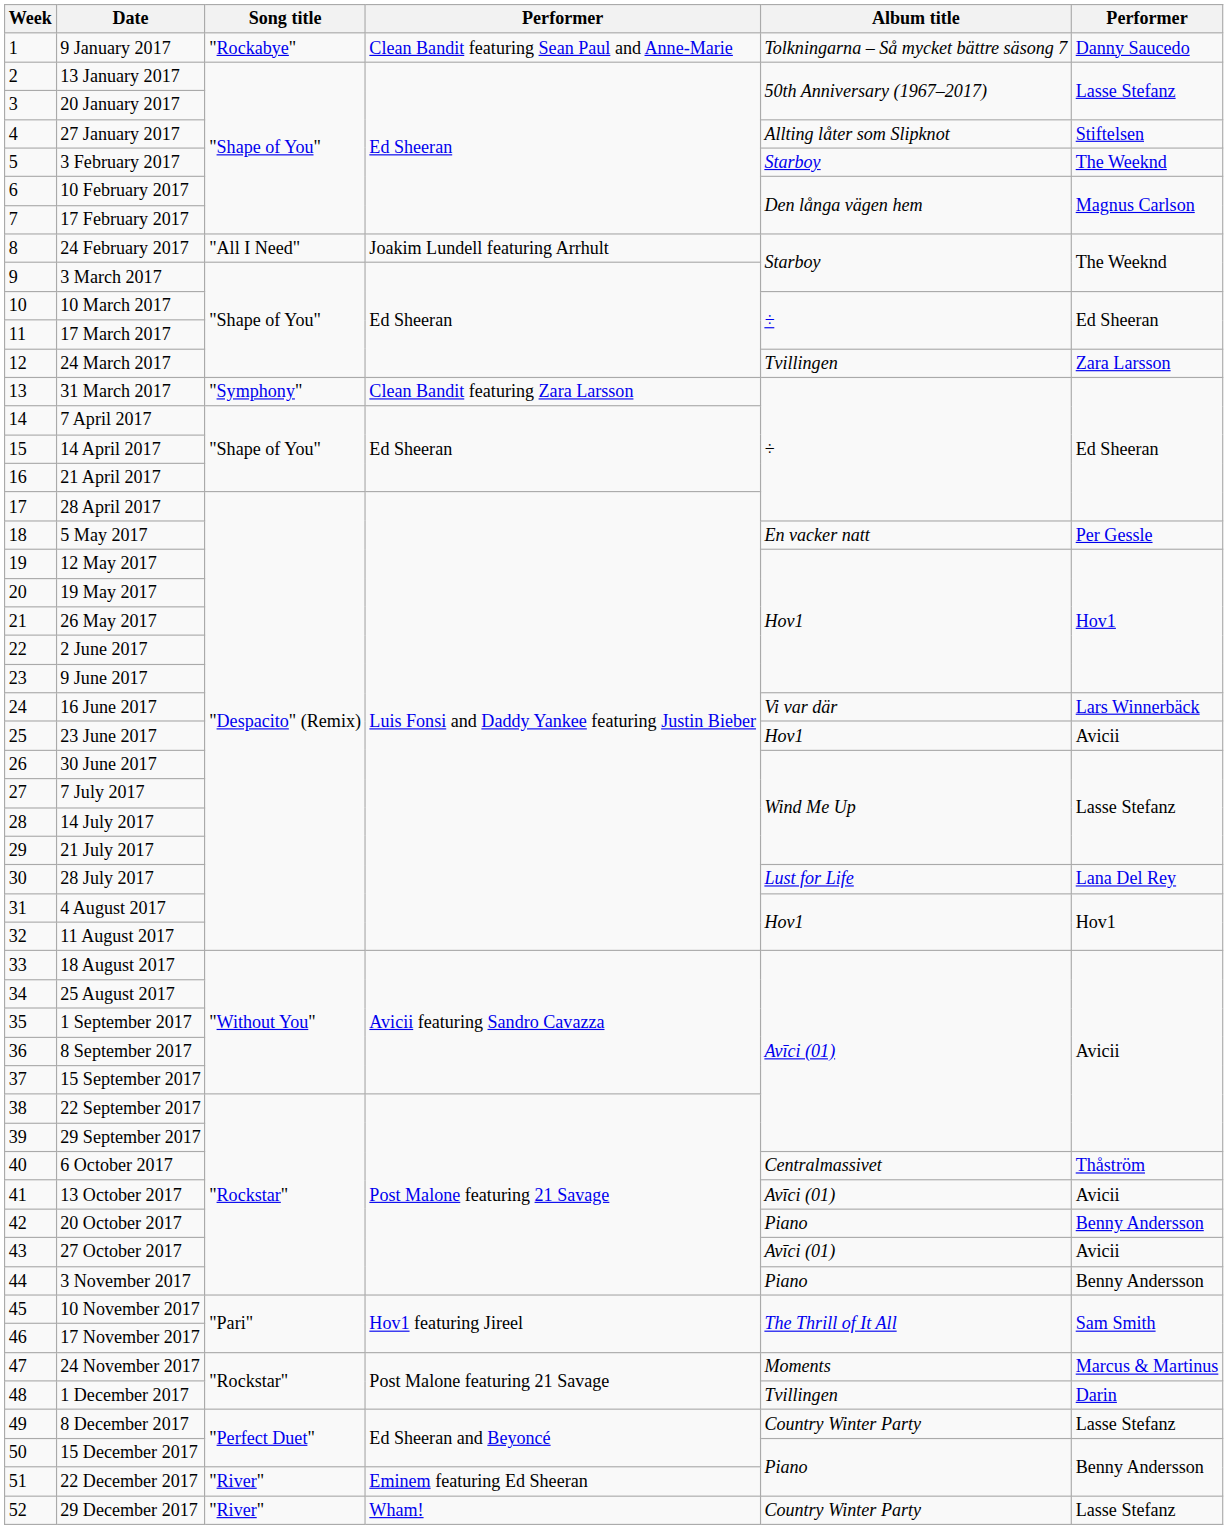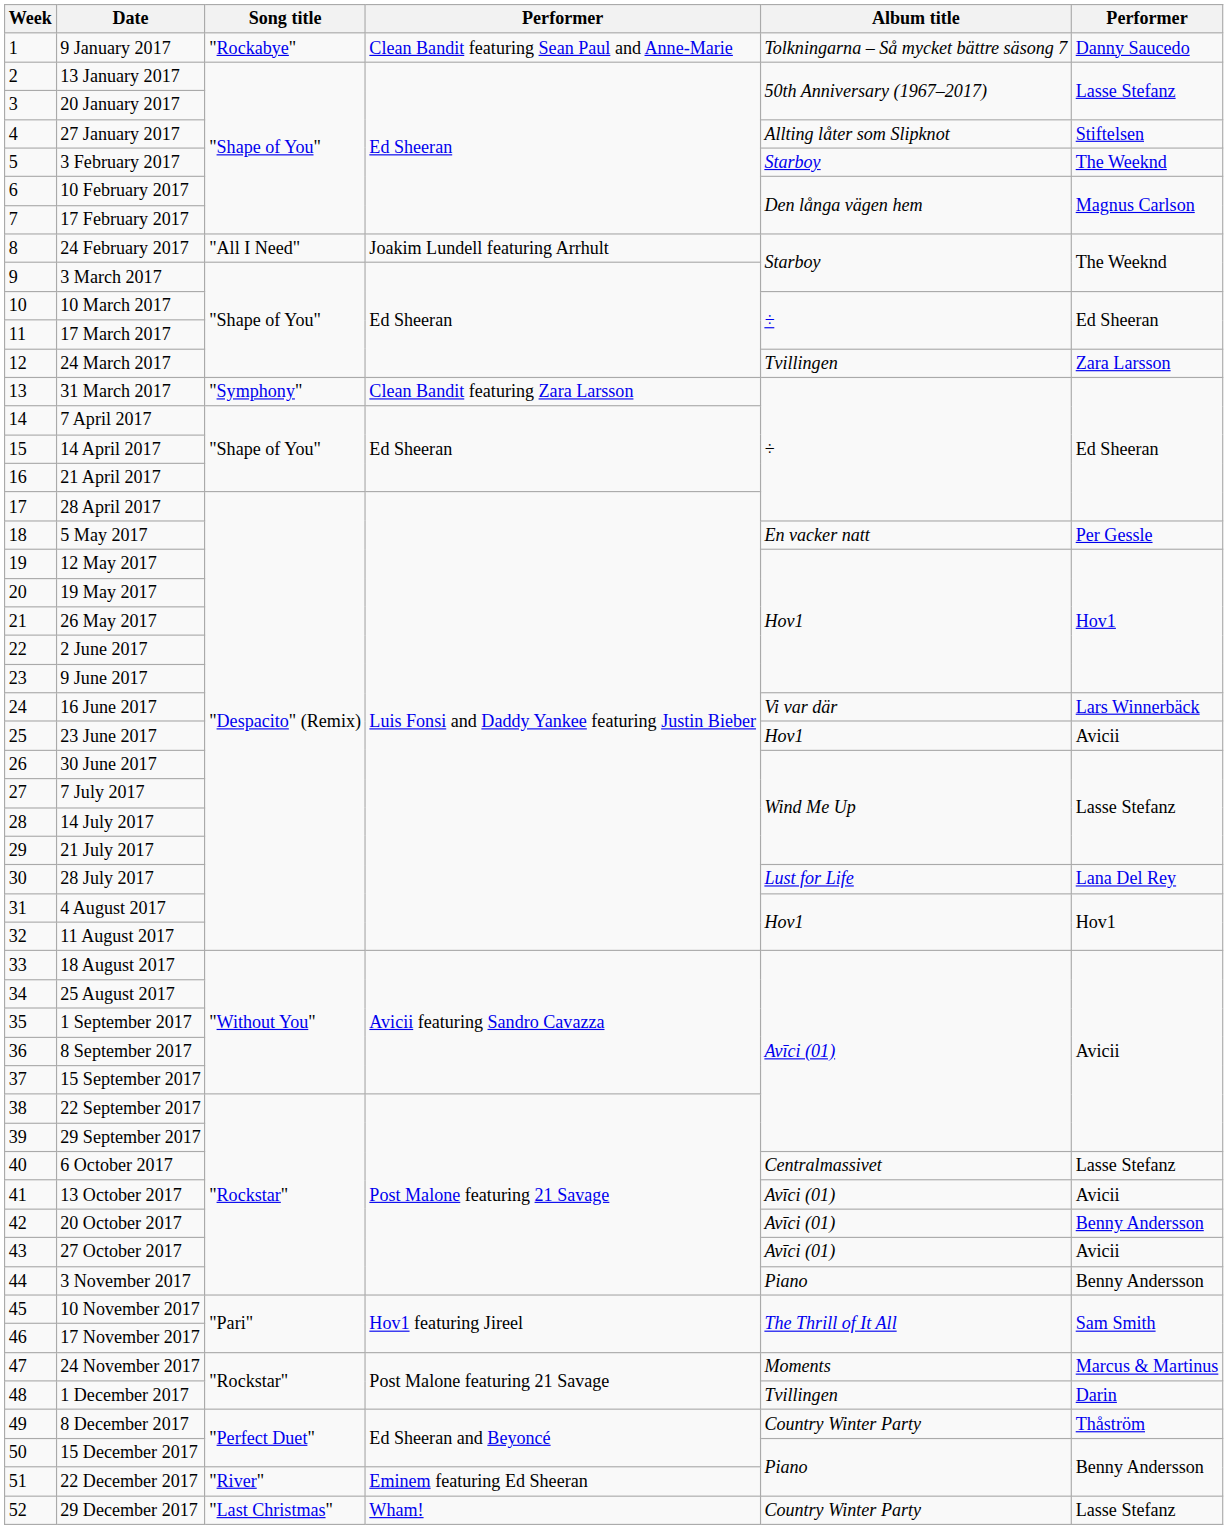(1110, 1165) Thåström -> (1126, 1165) Lasse Stefanz
(786, 1223) Piano -> (800, 1223) Avīci (01)
(1126, 1423) Lasse Stefanz -> (1110, 1423) Thåström
(237, 1509) "River" -> (271, 1509) "Last Christmas"
